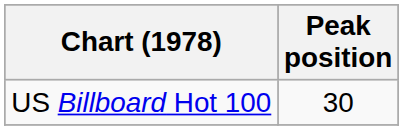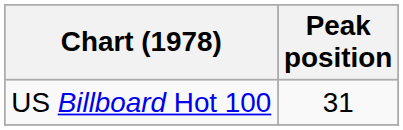(338, 102) 30 -> (338, 102) 31
